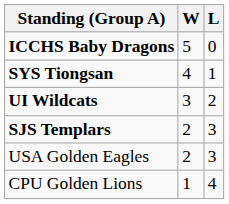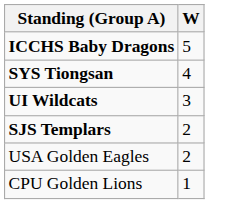- column: (214, 18)
